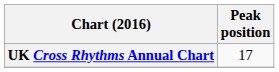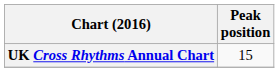(246, 55) 17 -> (246, 55) 15
